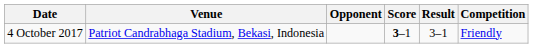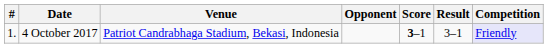+ column: (12, 14)
(481, 33) no background -> (496, 33) lavender background
